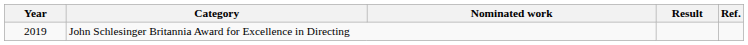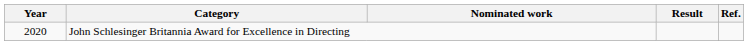(35, 31) 2019 -> (35, 31) 2020
